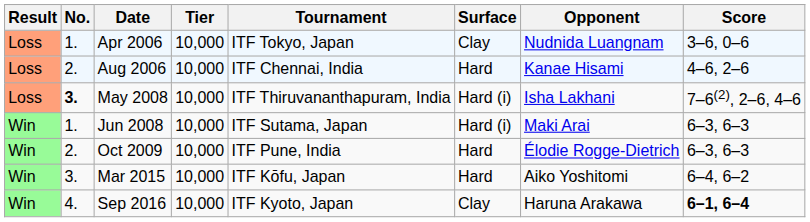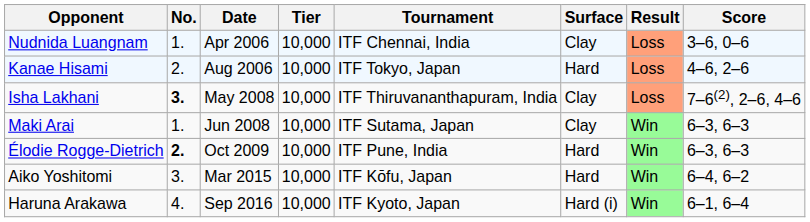columns swapped: (33, 16) <-> (602, 16)
(293, 42) ITF Tokyo, Japan -> (404, 42) ITF Chennai, India
(297, 68) ITF Chennai, India -> (399, 68) ITF Tokyo, Japan
(485, 96) Hard (i) -> (581, 96) Clay
(485, 125) Hard (i) -> (581, 125) Clay
(71, 150) normal -> (178, 150) bold
(474, 202) Clay -> (591, 202) Hard (i)
(718, 202) bold -> (718, 202) normal
